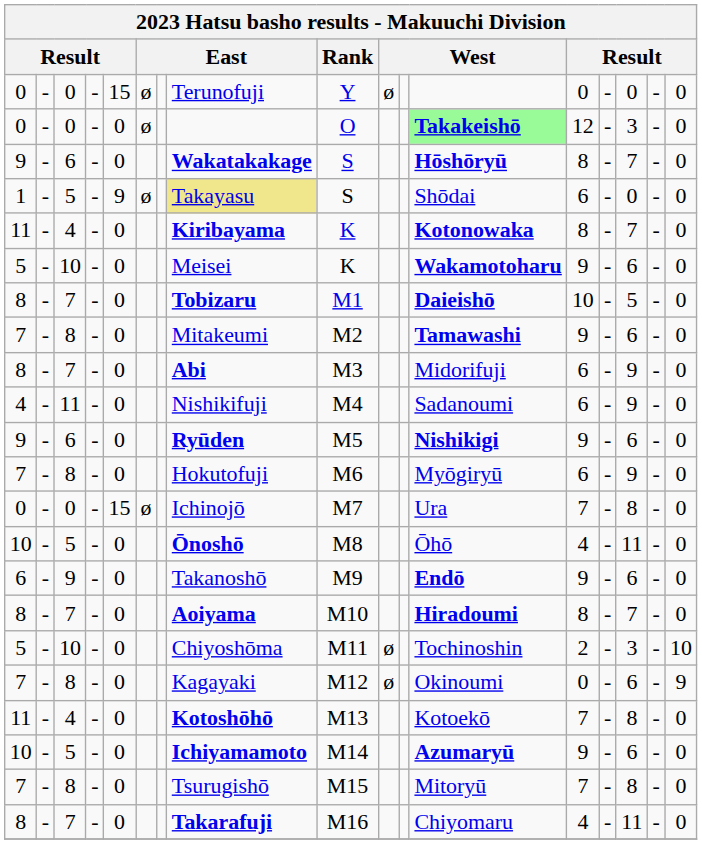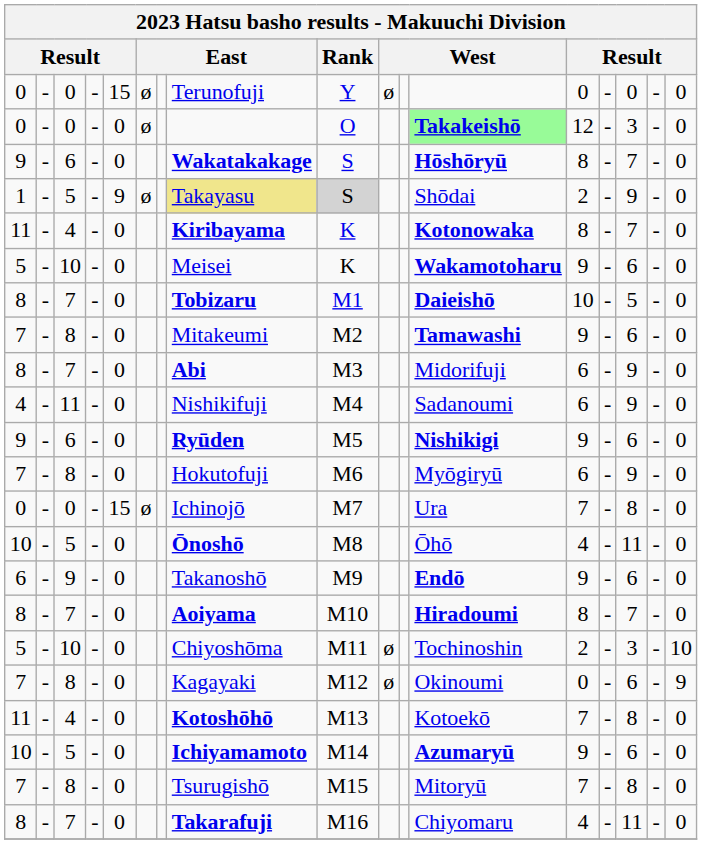(348, 195) no background -> (348, 195) lightgrey background
(583, 195) 6 -> (583, 195) 2
(632, 195) 0 -> (632, 195) 9
